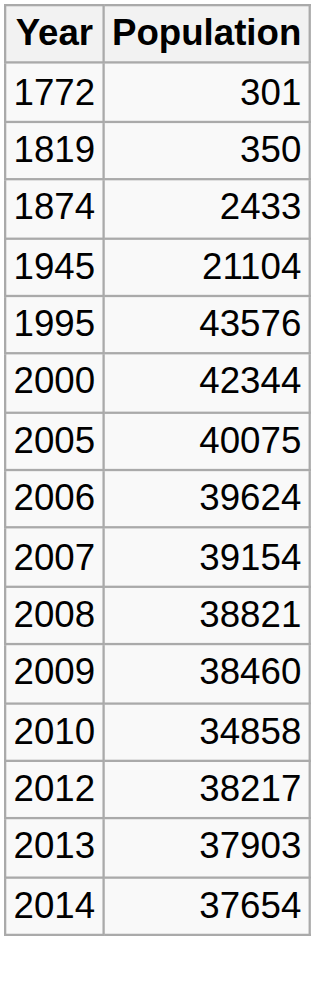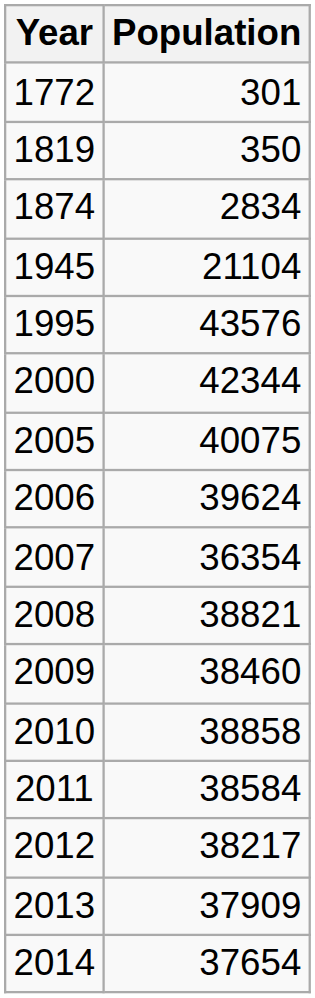(261, 207) 2433 -> (261, 207) 2834
(250, 556) 39154 -> (250, 556) 36354
(250, 730) 34858 -> (250, 730) 38858
+ row: (54, 788)
(250, 847) 37903 -> (250, 905) 37909
